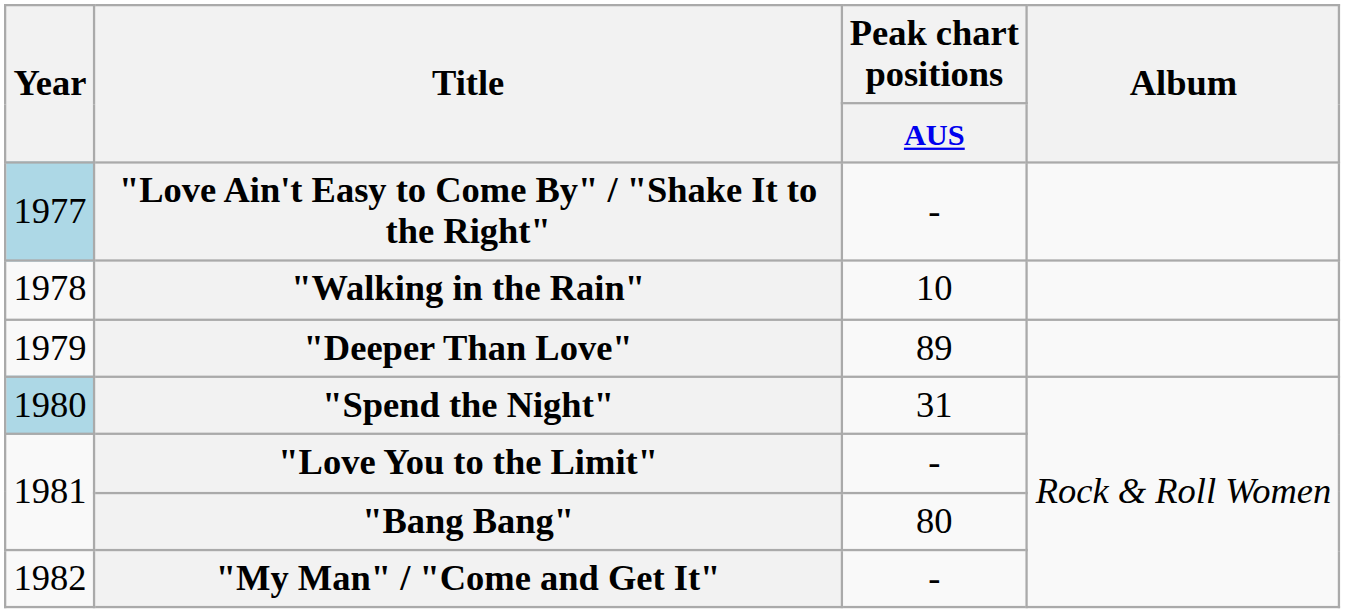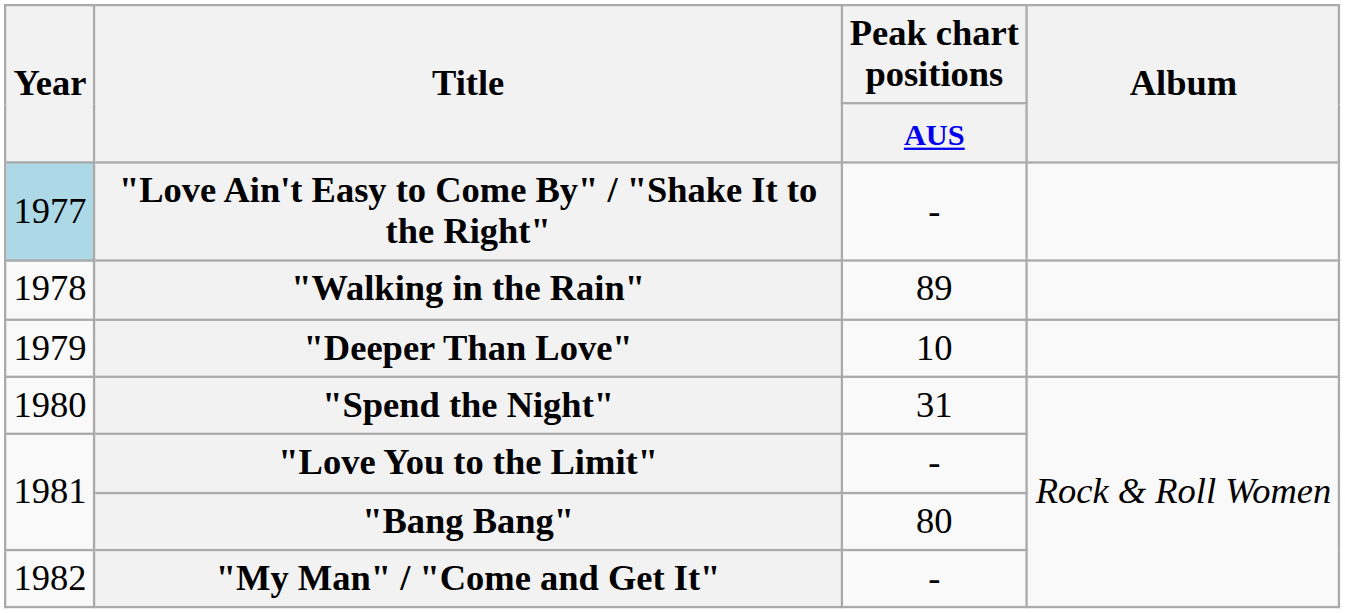(934, 289) 10 -> (934, 289) 89
(934, 346) 89 -> (934, 346) 10
(50, 404) lightblue background -> (50, 404) no background
